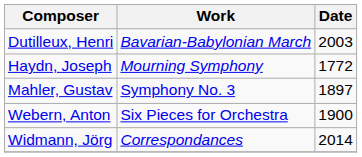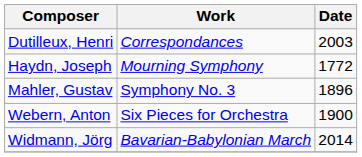(216, 41) Bavarian-Babylonian March -> (182, 41) Correspondances
(336, 90) 1897 -> (336, 90) 1896
(182, 139) Correspondances -> (216, 139) Bavarian-Babylonian March
